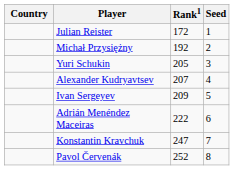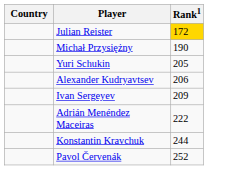- column: (216, 13)
(181, 31) no background -> (181, 31) gold background
(181, 47) 192 -> (181, 47) 190
(181, 80) 207 -> (181, 80) 206
(181, 140) 247 -> (181, 140) 244
